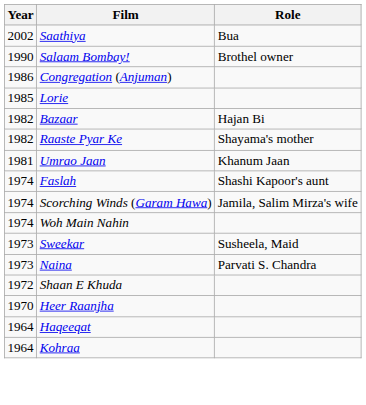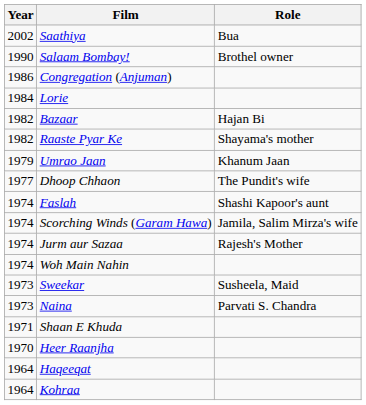(21, 98) 1985 -> (21, 98) 1984
(21, 160) 1981 -> (21, 160) 1979
+ row: (80, 181)
+ row: (81, 243)
(21, 285) 1972 -> (21, 327) 1971
